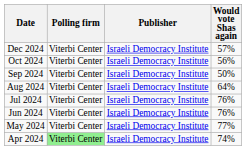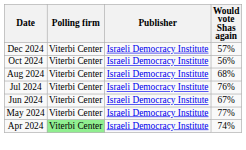- row: (26, 75)
(226, 88) 64% -> (226, 75) 68%
(226, 113) 76% -> (226, 100) 67%
